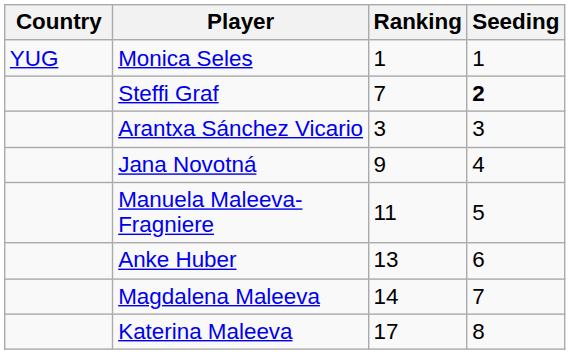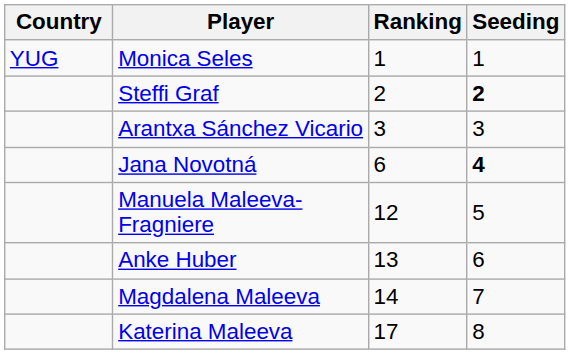(380, 93) 7 -> (380, 93) 2
(380, 164) 9 -> (380, 164) 6
(478, 164) normal -> (478, 164) bold
(385, 212) 11 -> (386, 212) 12
